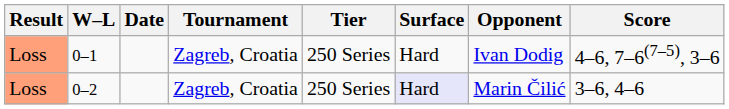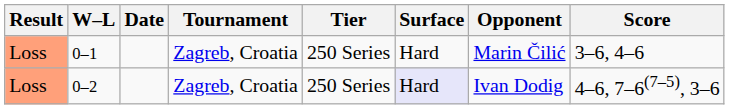(518, 54) Ivan Dodig -> (519, 51) Marin Čilić
(647, 54) 4–6, 7–6(7–5), 3–6 -> (609, 51) 3–6, 4–6
(519, 88) Marin Čilić -> (518, 85) Ivan Dodig
(609, 88) 3–6, 4–6 -> (647, 85) 4–6, 7–6(7–5), 3–6
